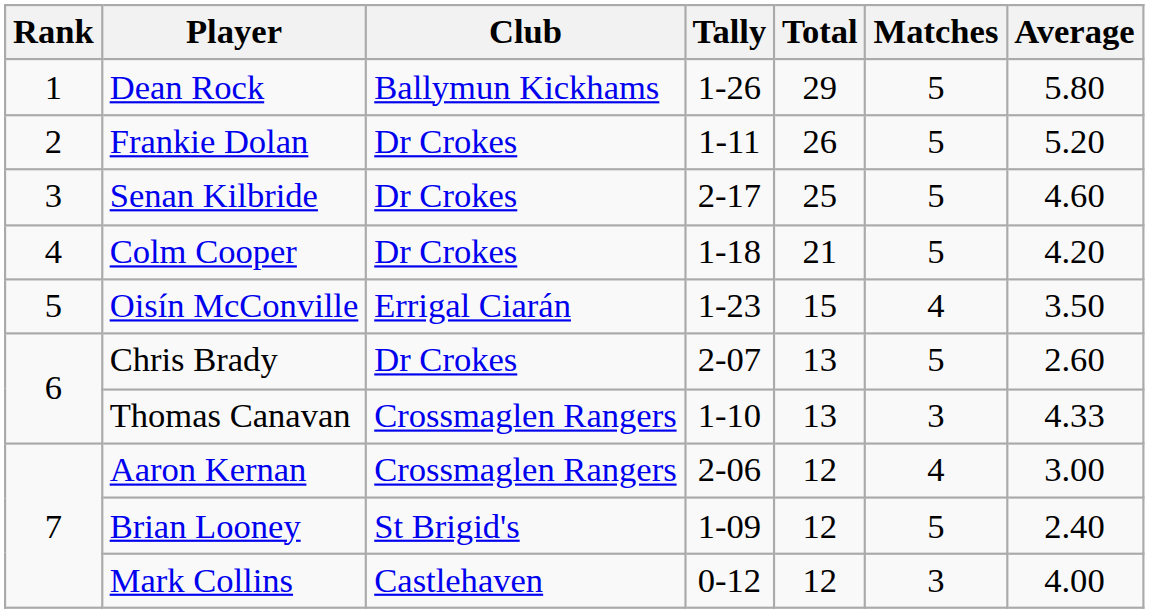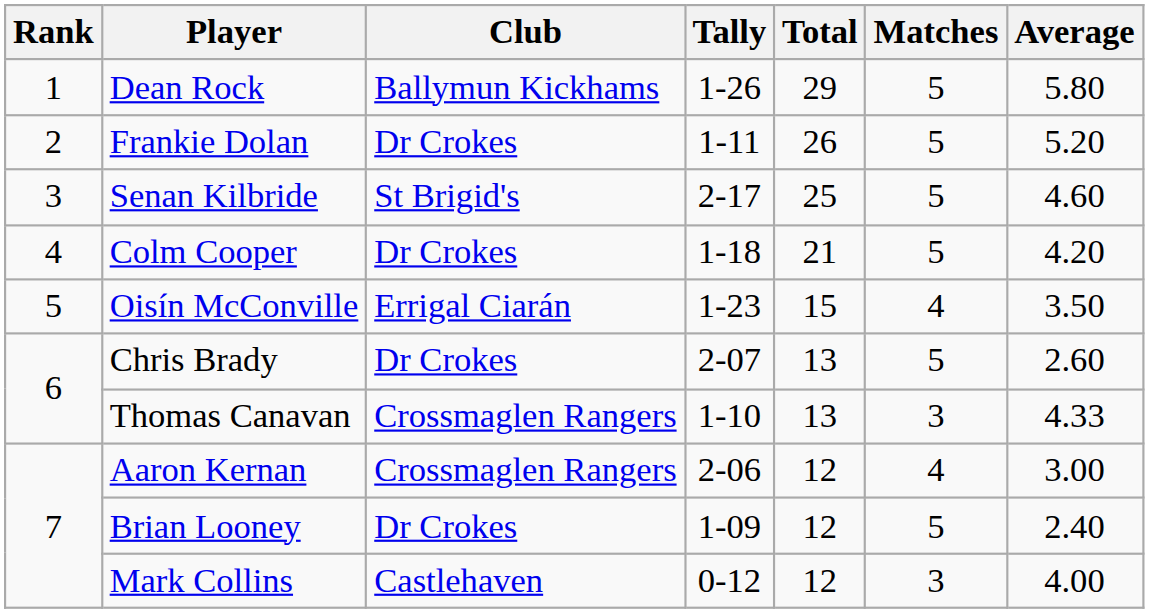(446, 196) Dr Crokes -> (447, 196) St Brigid's
(447, 525) St Brigid's -> (446, 525) Dr Crokes
